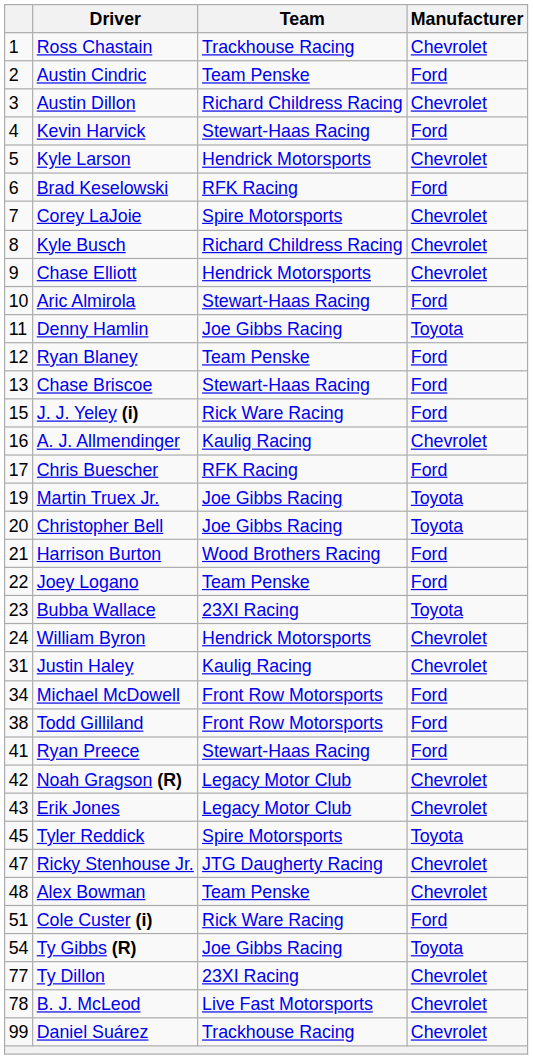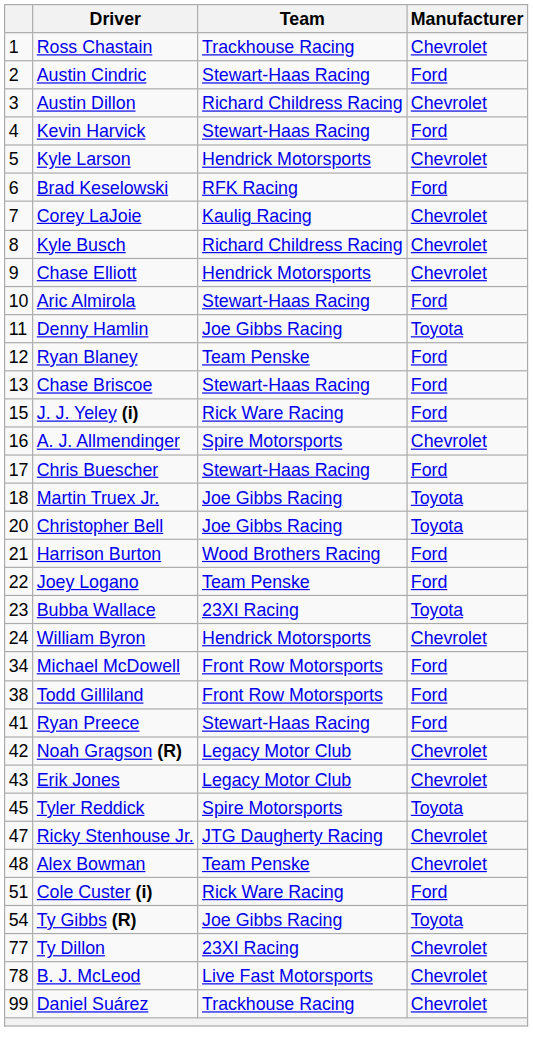(256, 75) Team Penske -> (286, 75) Stewart-Haas Racing
(272, 216) Spire Motorsports -> (257, 216) Kaulig Racing
(257, 441) Kaulig Racing -> (272, 441) Spire Motorsports
(250, 469) RFK Racing -> (286, 469) Stewart-Haas Racing
(19, 497) 19 -> (19, 497) 18
- row: (85, 666)
